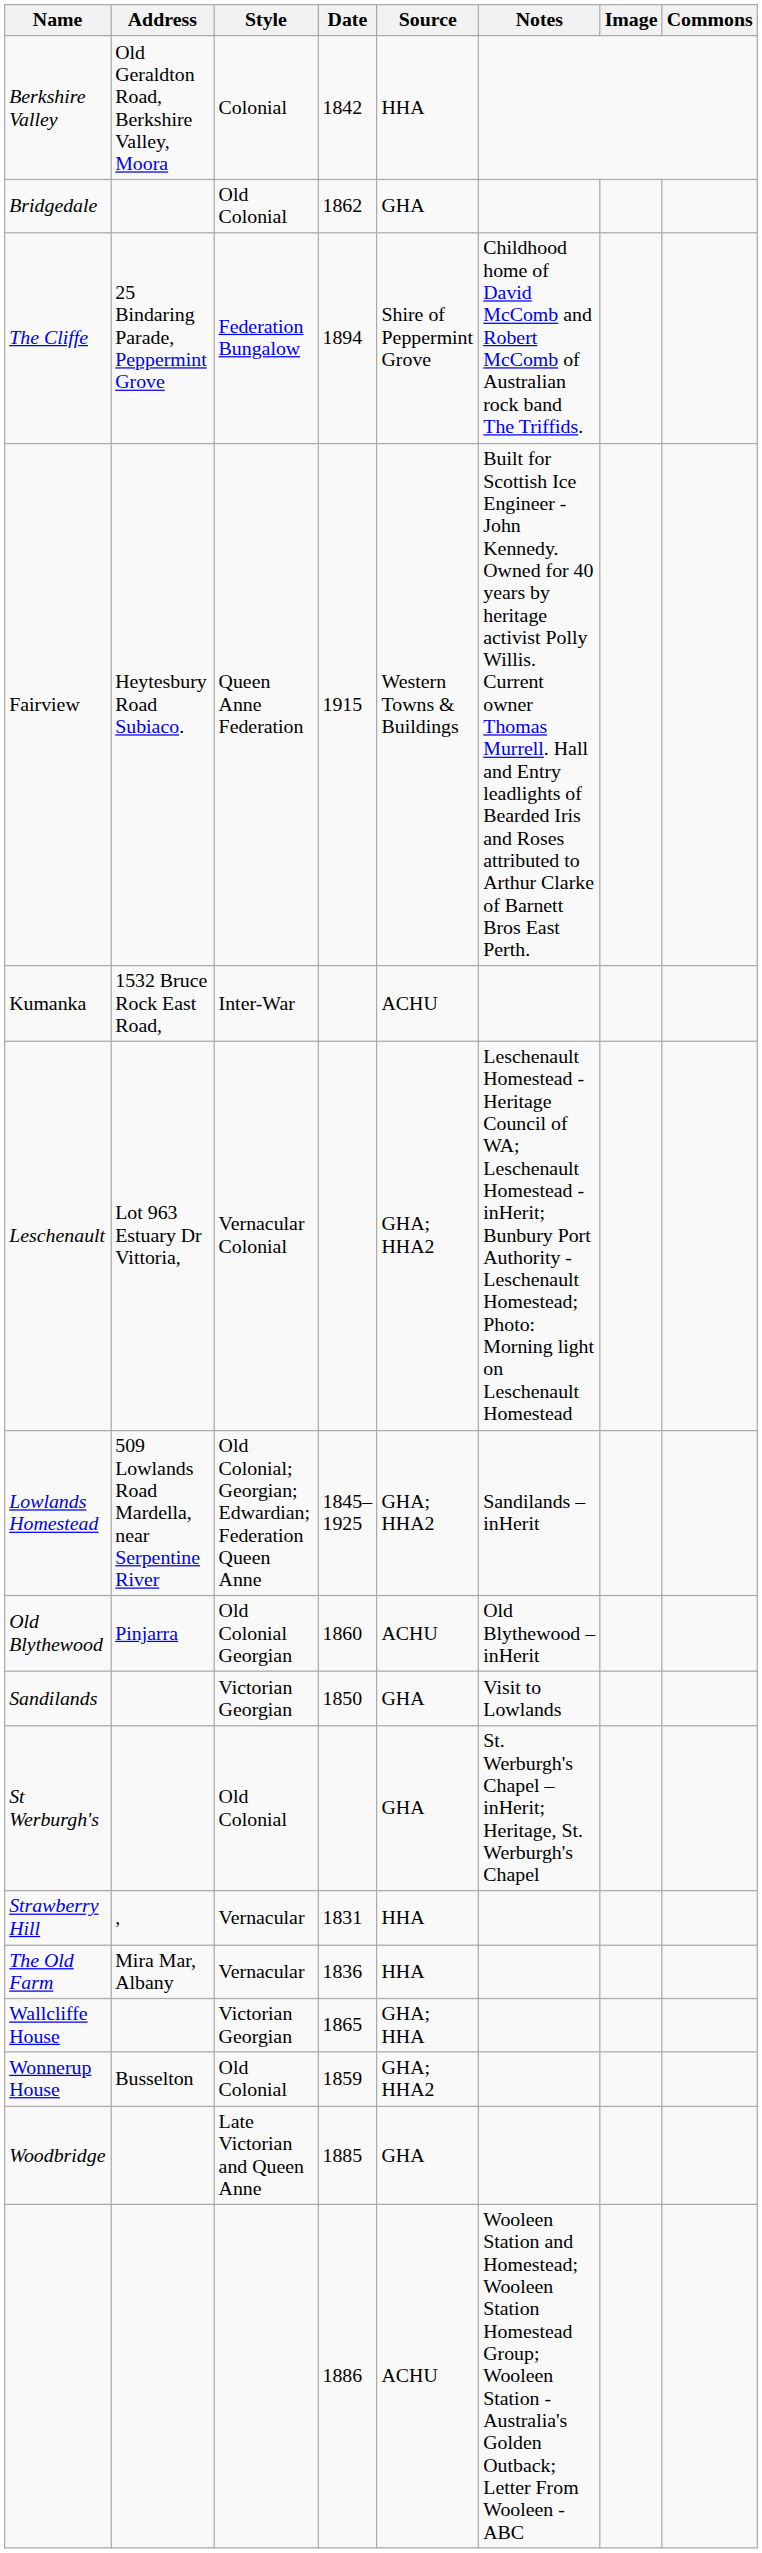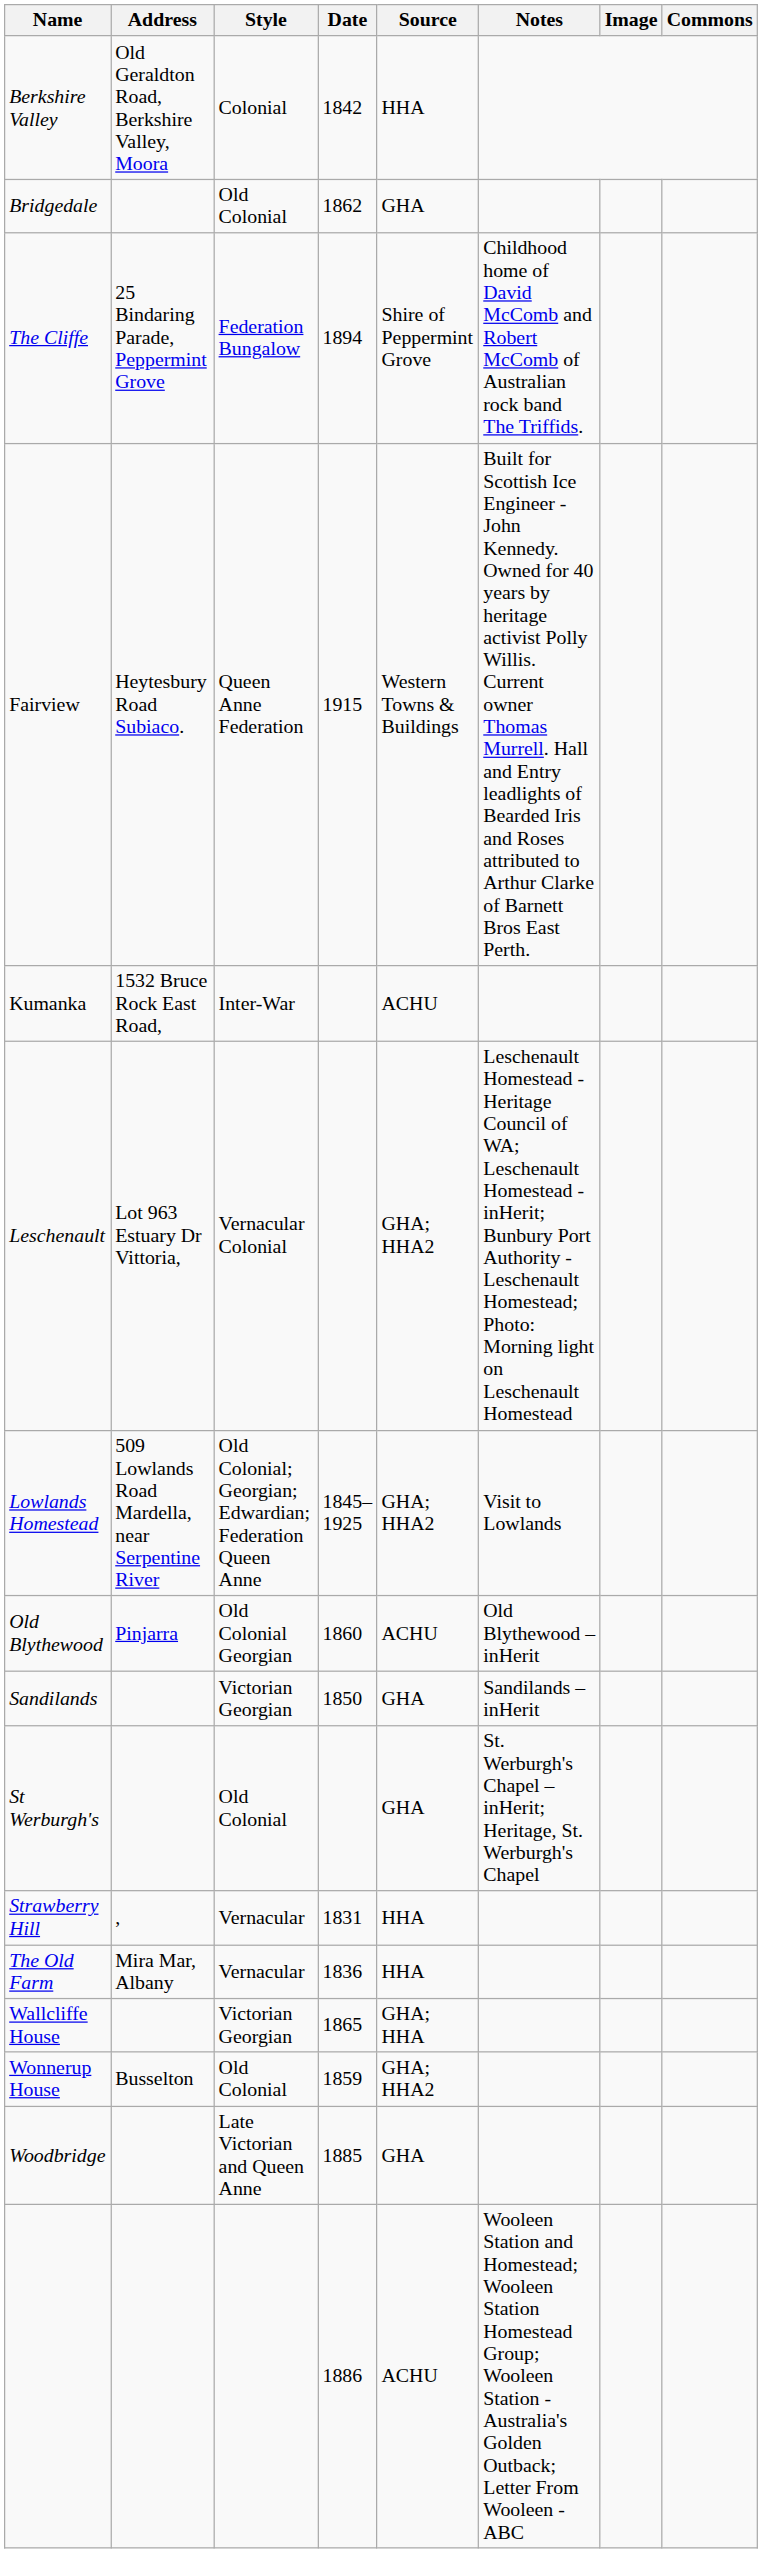(534, 1512) Sandilands – inHerit -> (522, 1512) Visit to Lowlands
(522, 1698) Visit to Lowlands -> (534, 1698) Sandilands – inHerit
